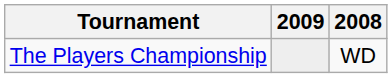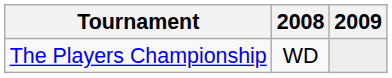columns swapped: (358, 22) <-> (301, 22)
